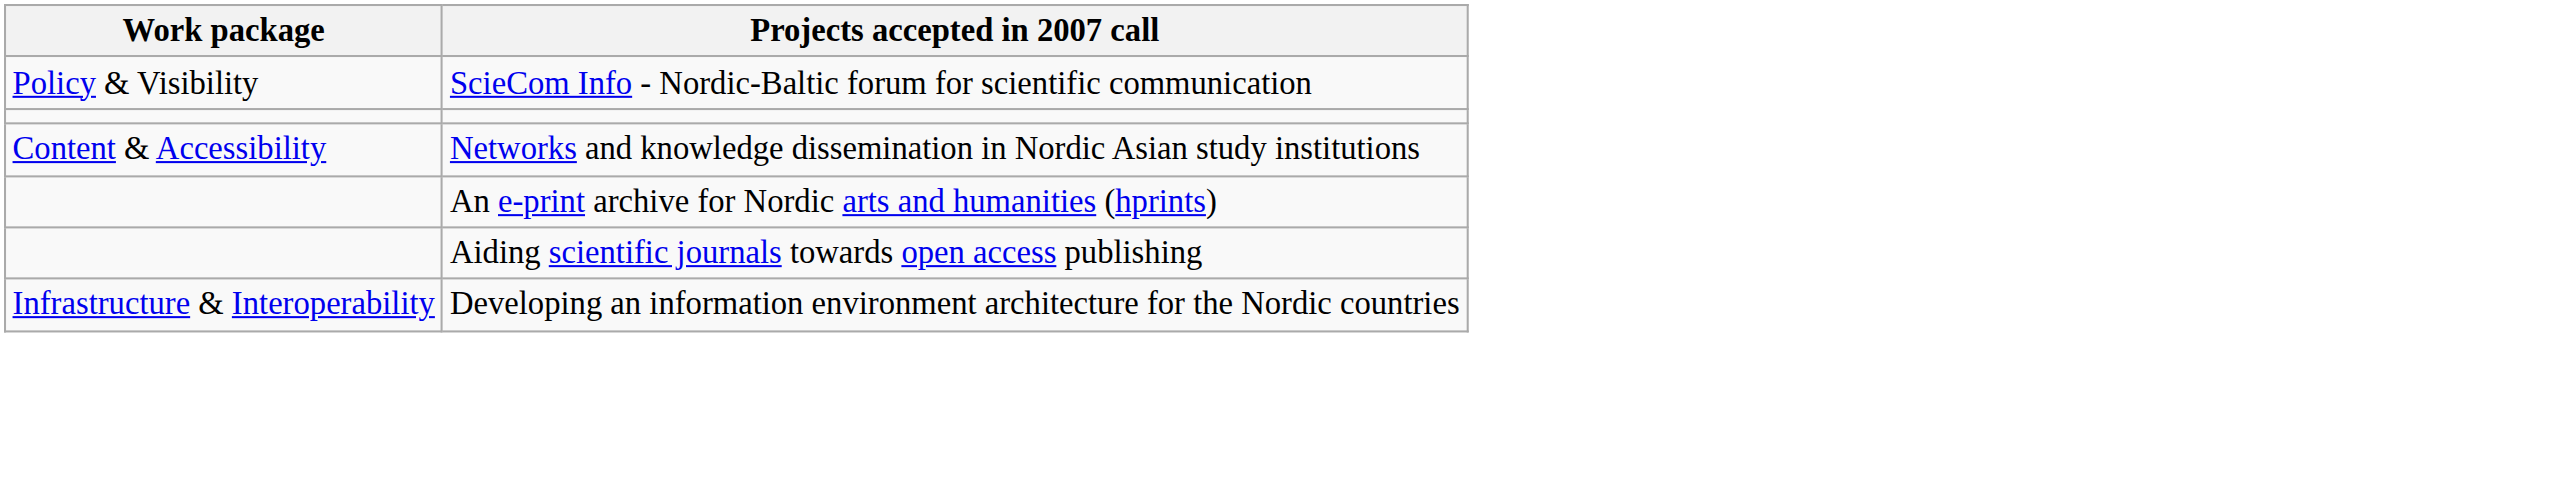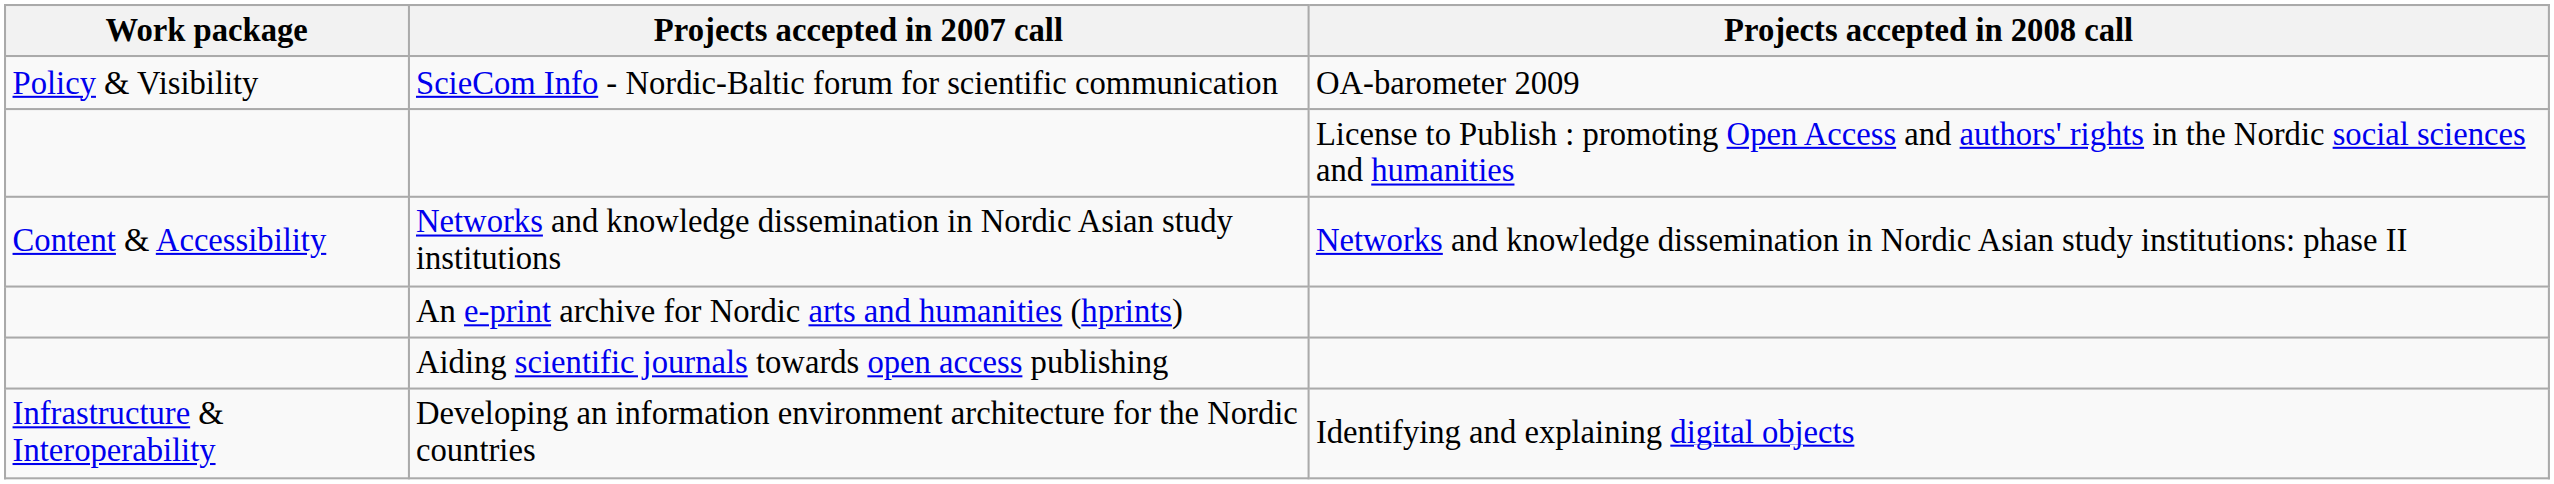+ column: (1929, 30)
